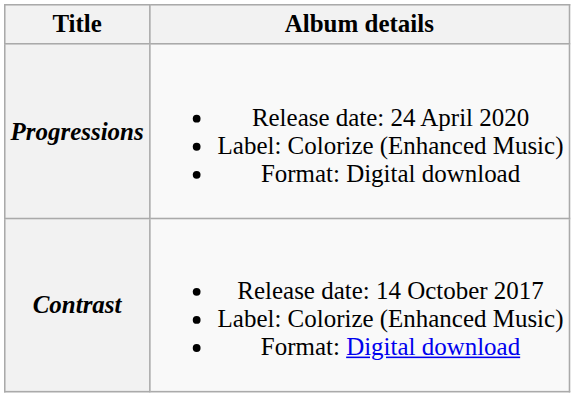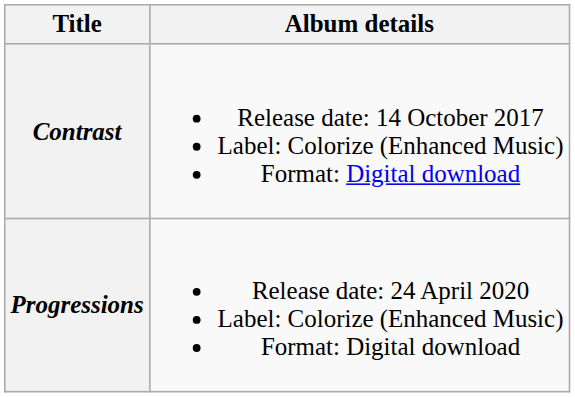rows swapped: (77, 304) <-> (77, 130)
